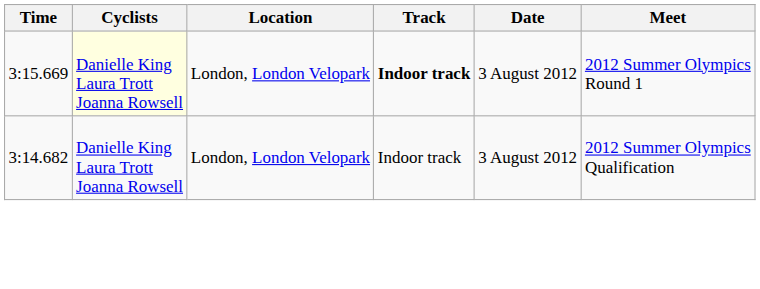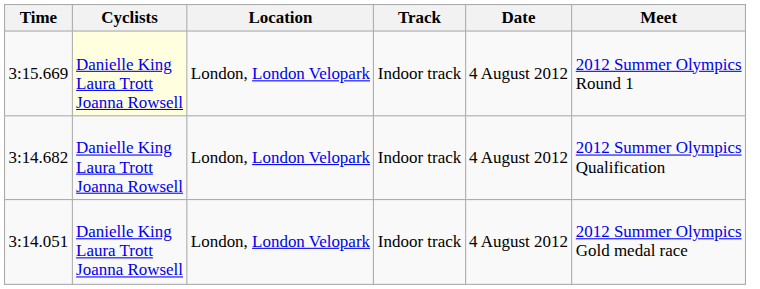(424, 73) bold -> (420, 73) normal
(528, 73) 3 August 2012 -> (518, 73) 4 August 2012
(528, 157) 3 August 2012 -> (518, 157) 4 August 2012
+ row: (38, 241)
